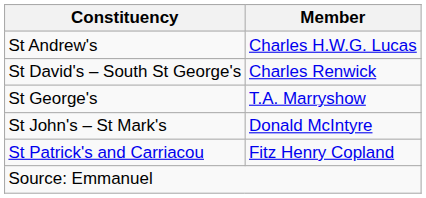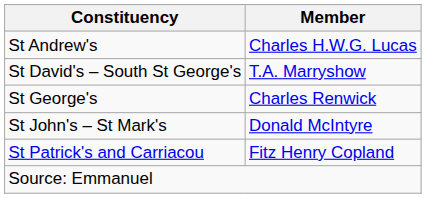(313, 71) Charles Renwick -> (307, 71) T.A. Marryshow
(307, 98) T.A. Marryshow -> (313, 98) Charles Renwick
